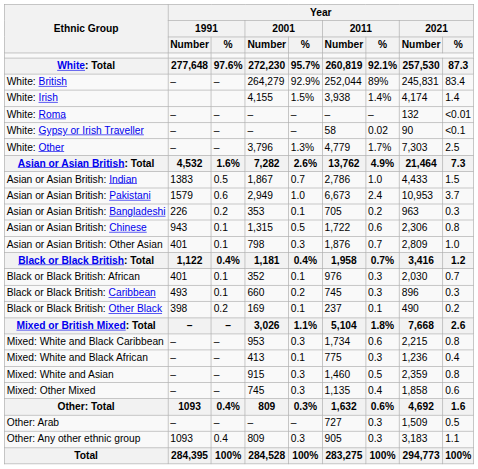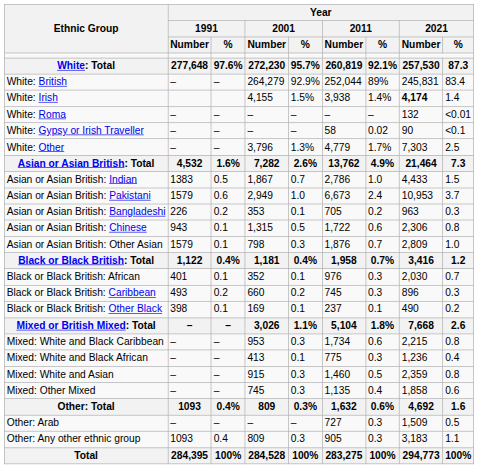(415, 98) normal -> (415, 98) bold
(179, 244) 401 -> (182, 244) 1579
(221, 293) 0.1 -> (221, 293) 0.2
(221, 309) 0.2 -> (221, 309) 0.1
